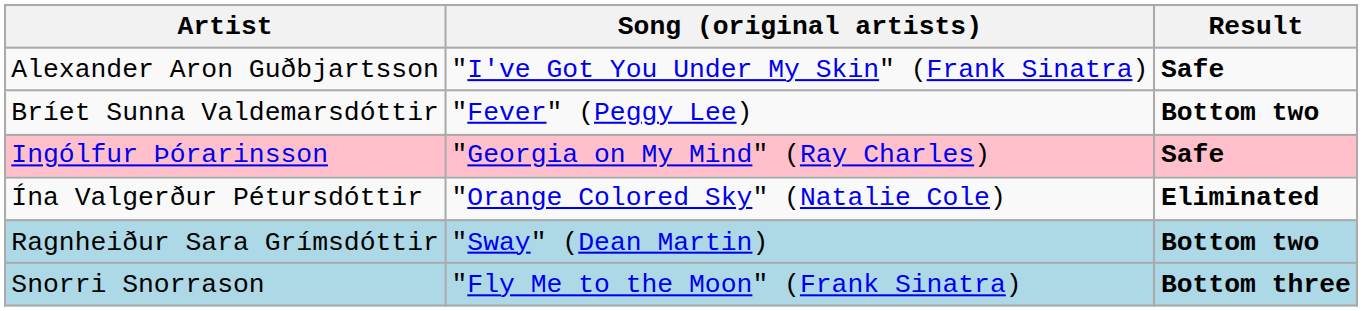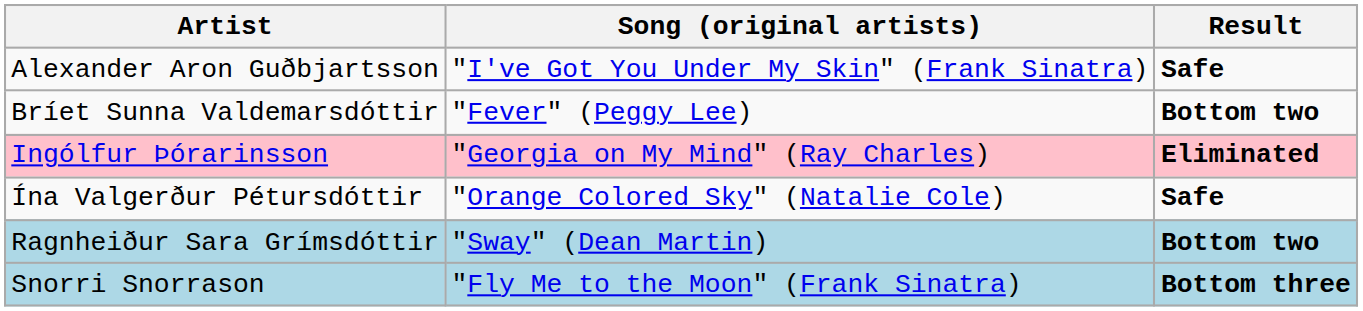(1193, 156) Safe -> (1240, 156) Eliminated
(1240, 199) Eliminated -> (1193, 199) Safe
